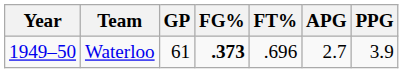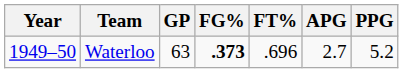(181, 52) 61 -> (181, 52) 63
(382, 52) 3.9 -> (382, 52) 5.2
